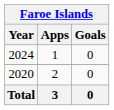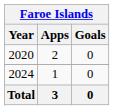rows swapped: (21, 74) <-> (21, 54)
